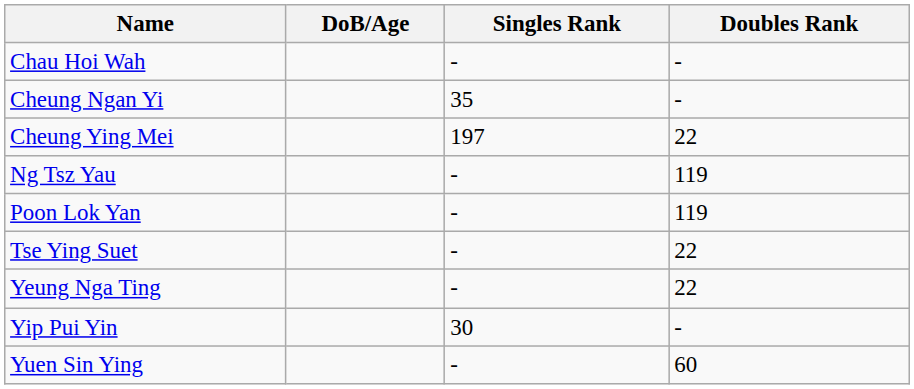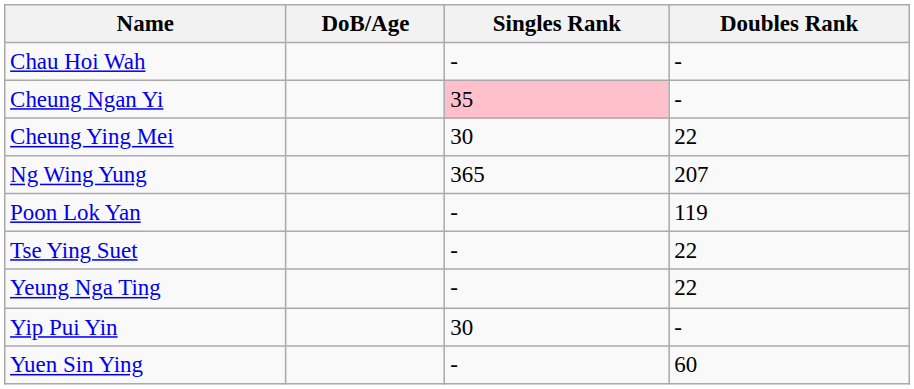(462, 99) no background -> (462, 99) pink background
(467, 137) 197 -> (462, 137) 30
- row: (63, 174)
+ row: (78, 174)
